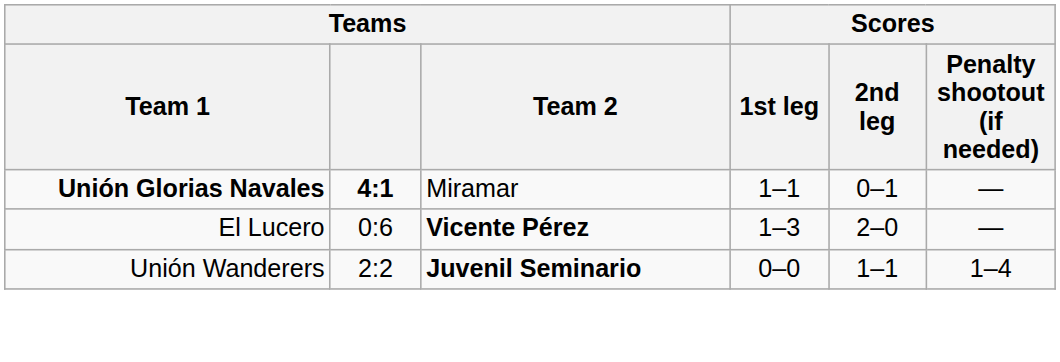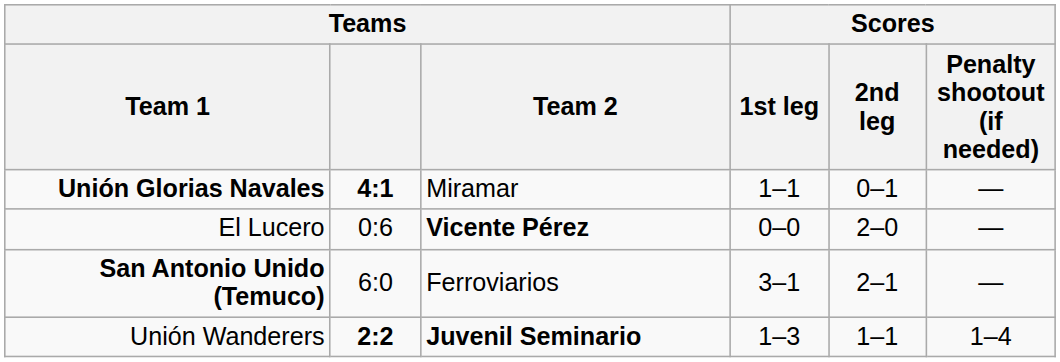(779, 228) 1–3 -> (779, 228) 0–0
+ row: (212, 282)
(375, 268) normal -> (375, 336) bold
(779, 268) 0–0 -> (779, 336) 1–3
